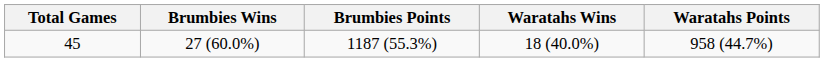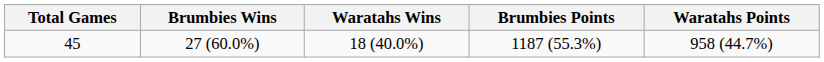columns swapped: (562, 17) <-> (392, 17)
